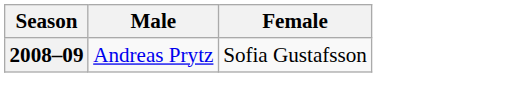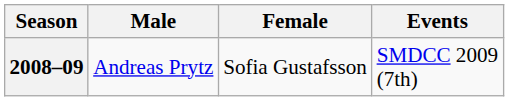+ column: (437, 21)
